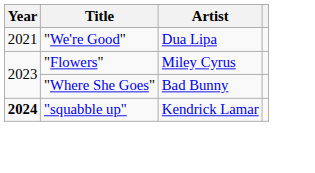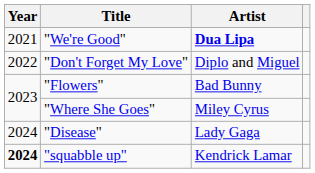(189, 39) normal -> (225, 39) bold
+ row: (116, 62)
(199, 62) Miley Cyrus -> (228, 86) Bad Bunny
(195, 86) Bad Bunny -> (232, 109) Miley Cyrus
+ row: (73, 132)
